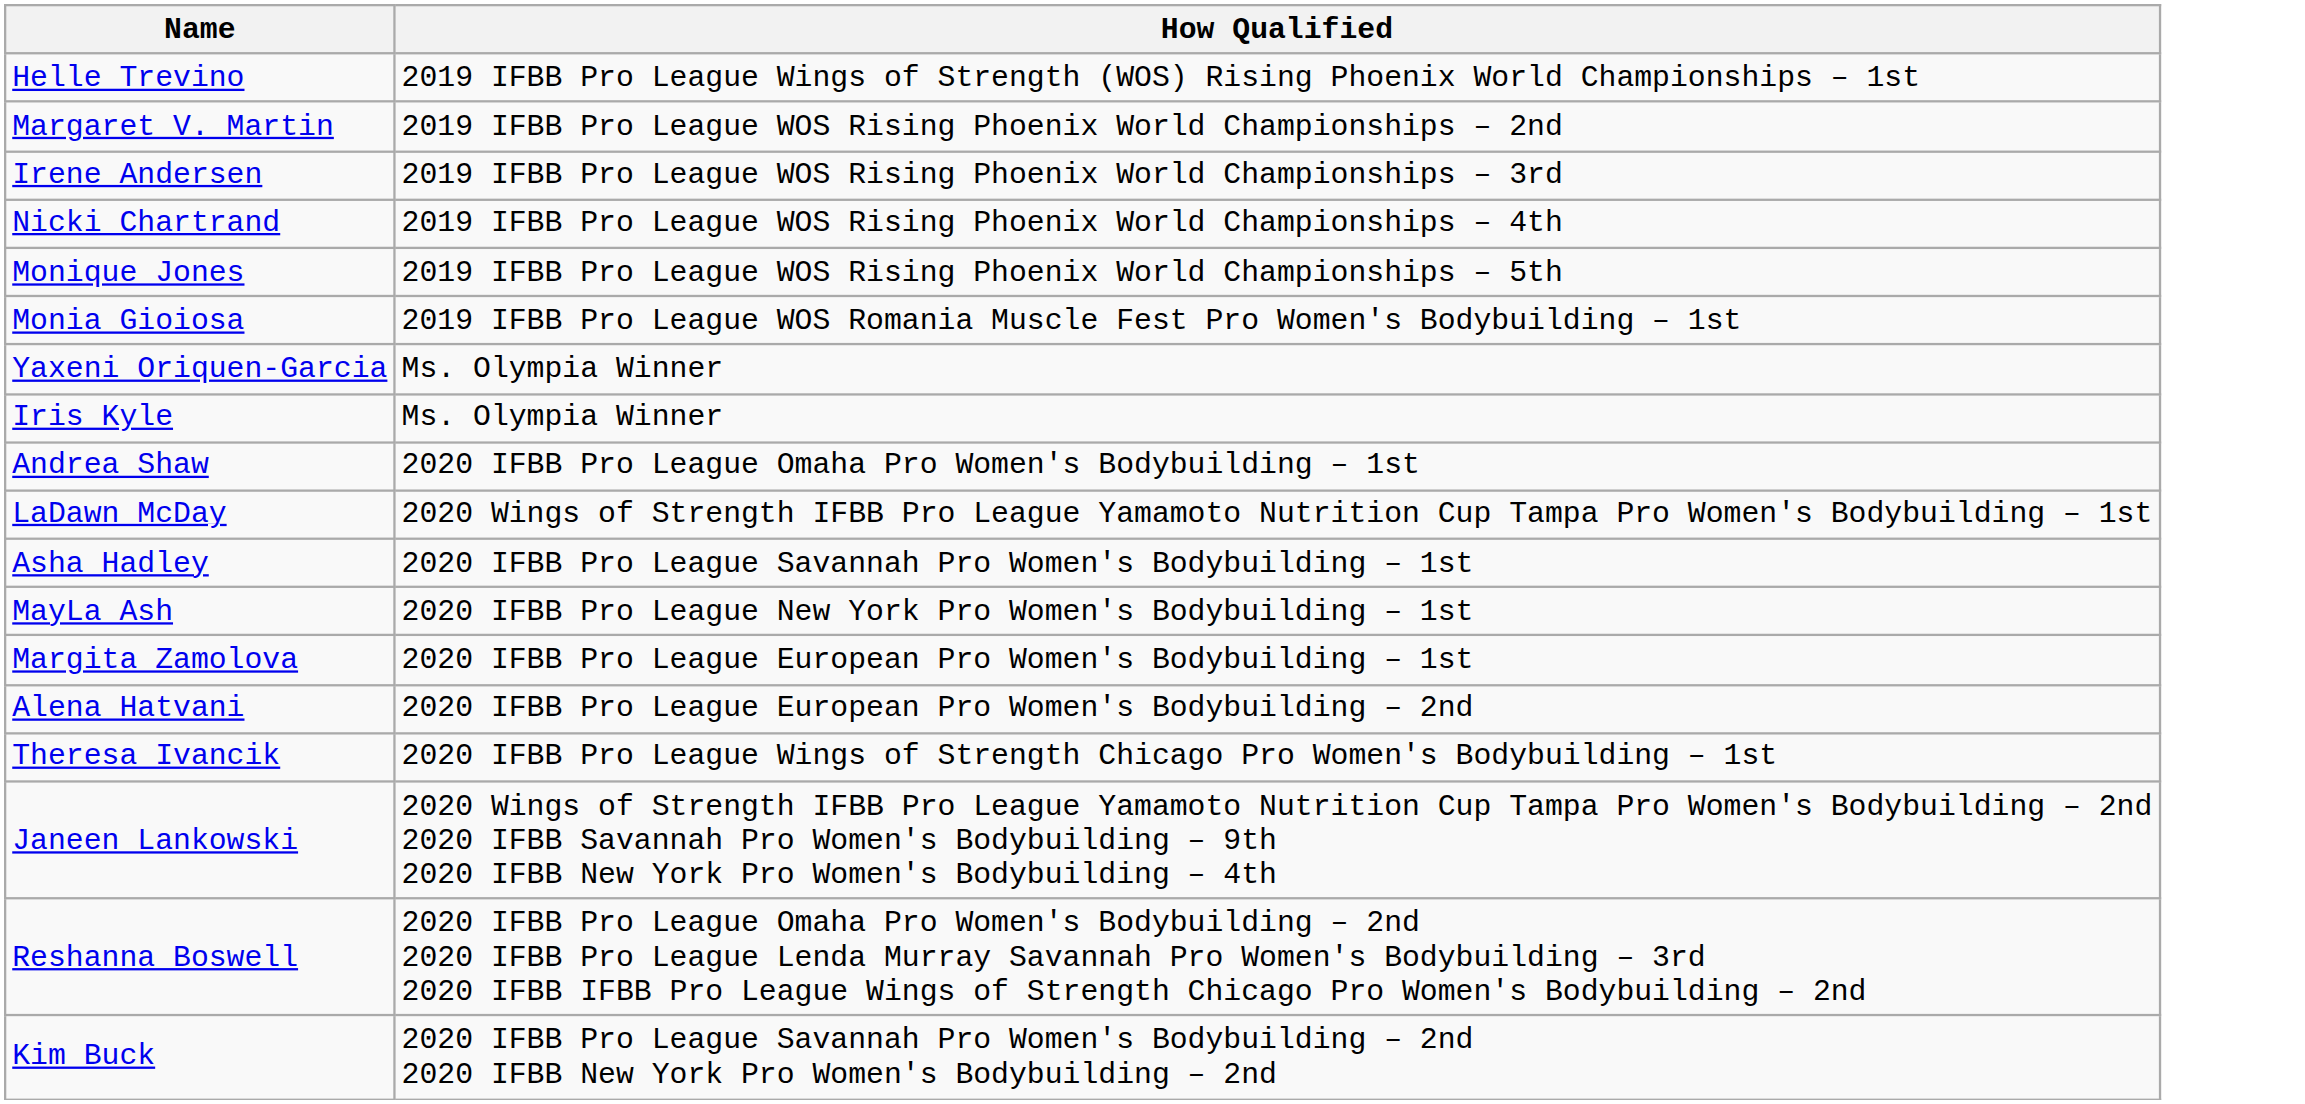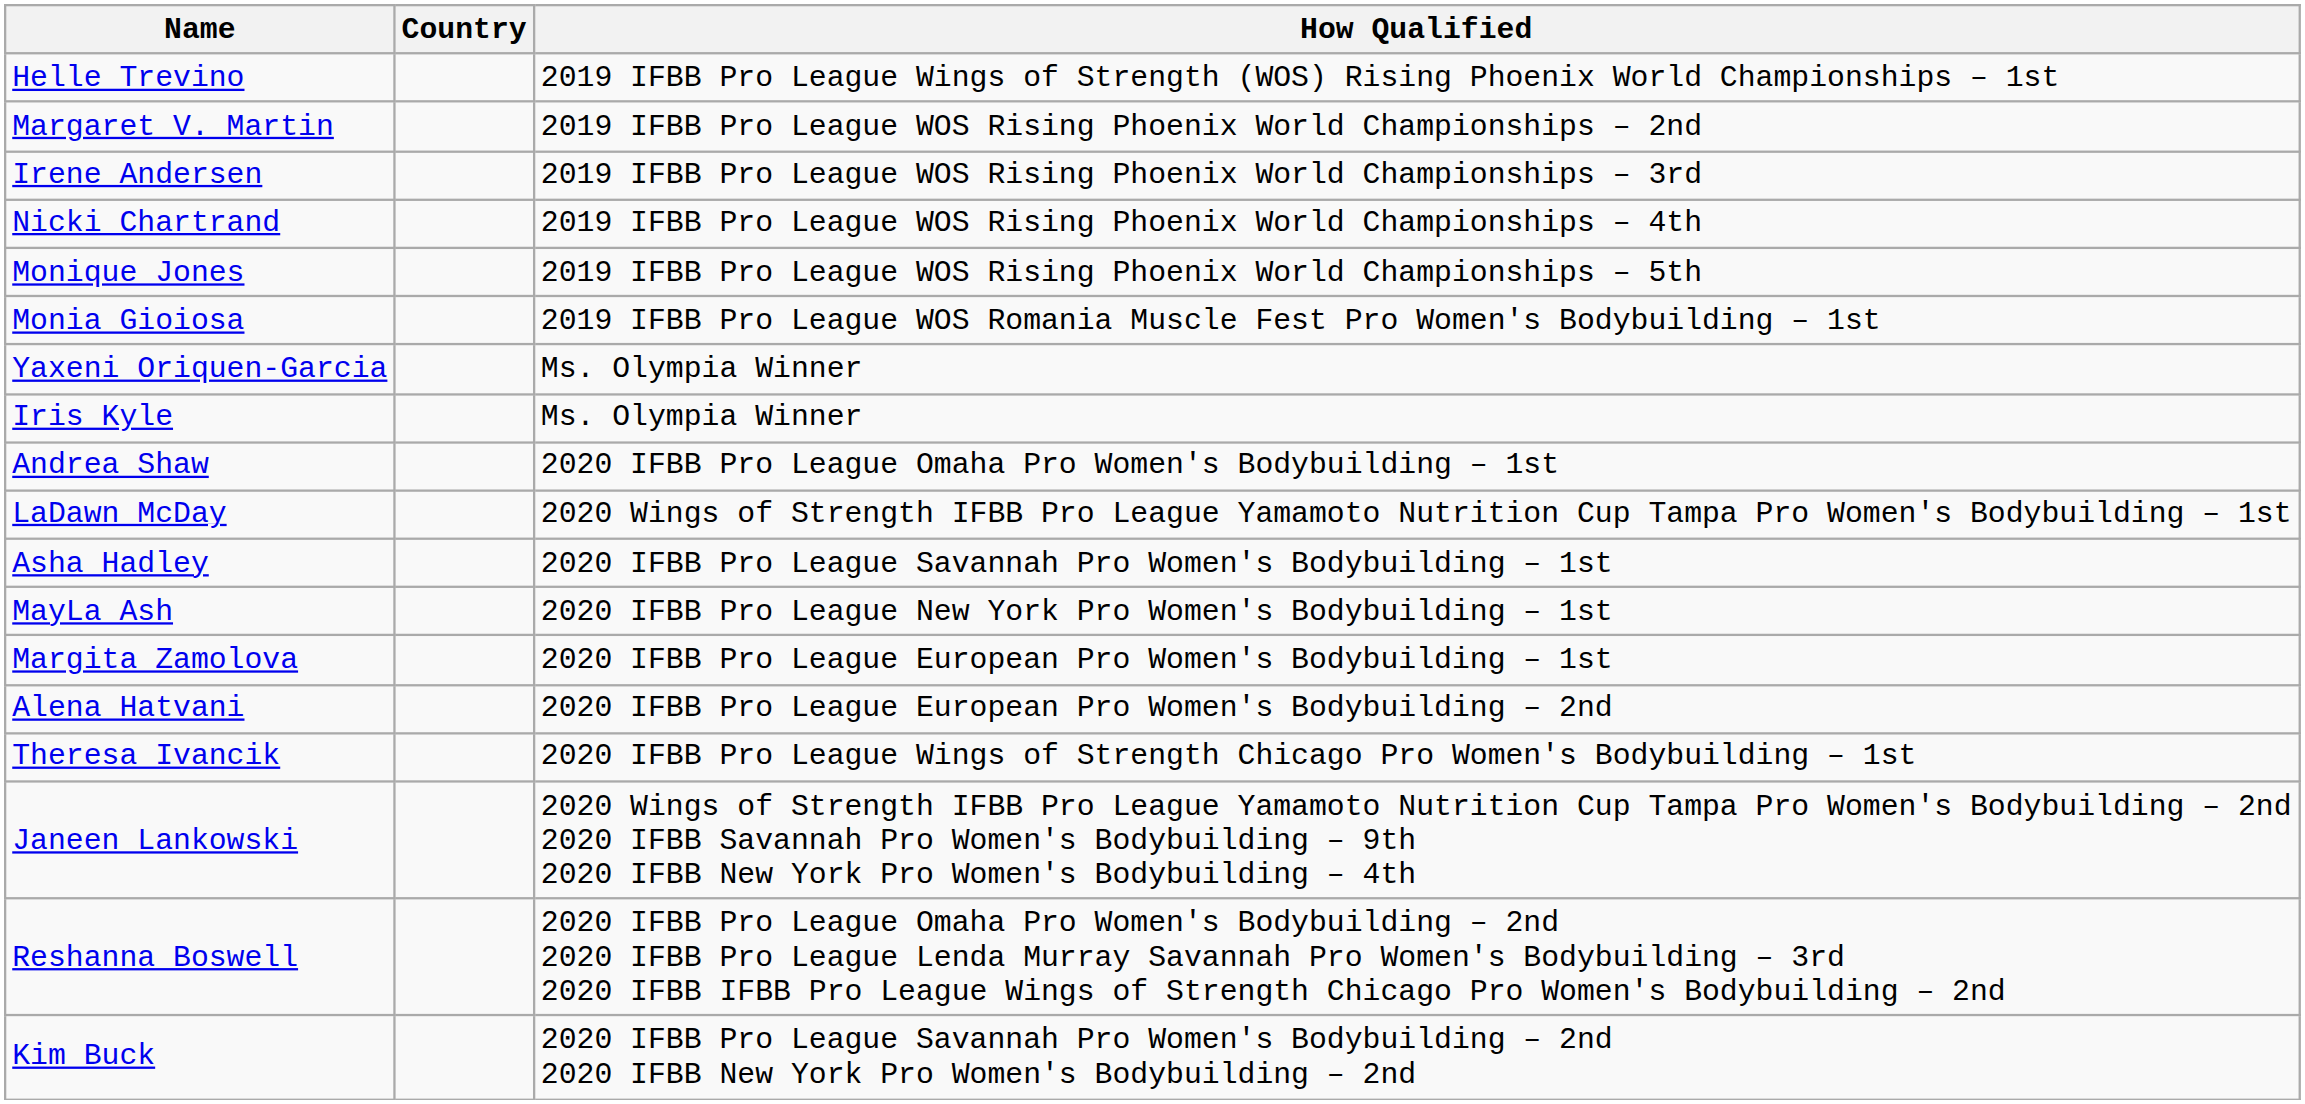+ column: (464, 29)
